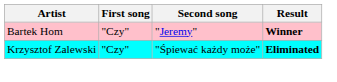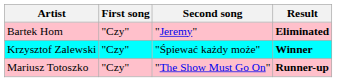(284, 31) Winner -> (302, 31) Eliminated
(292, 49) Eliminated -> (294, 49) Winner
+ row: (48, 67)
